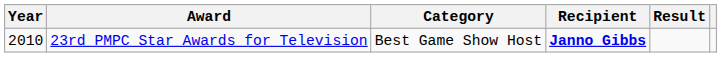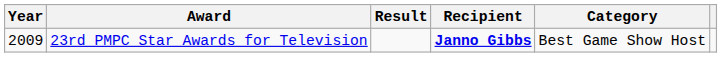columns swapped: (458, 17) <-> (680, 17)
(26, 40) 2010 -> (26, 40) 2009
